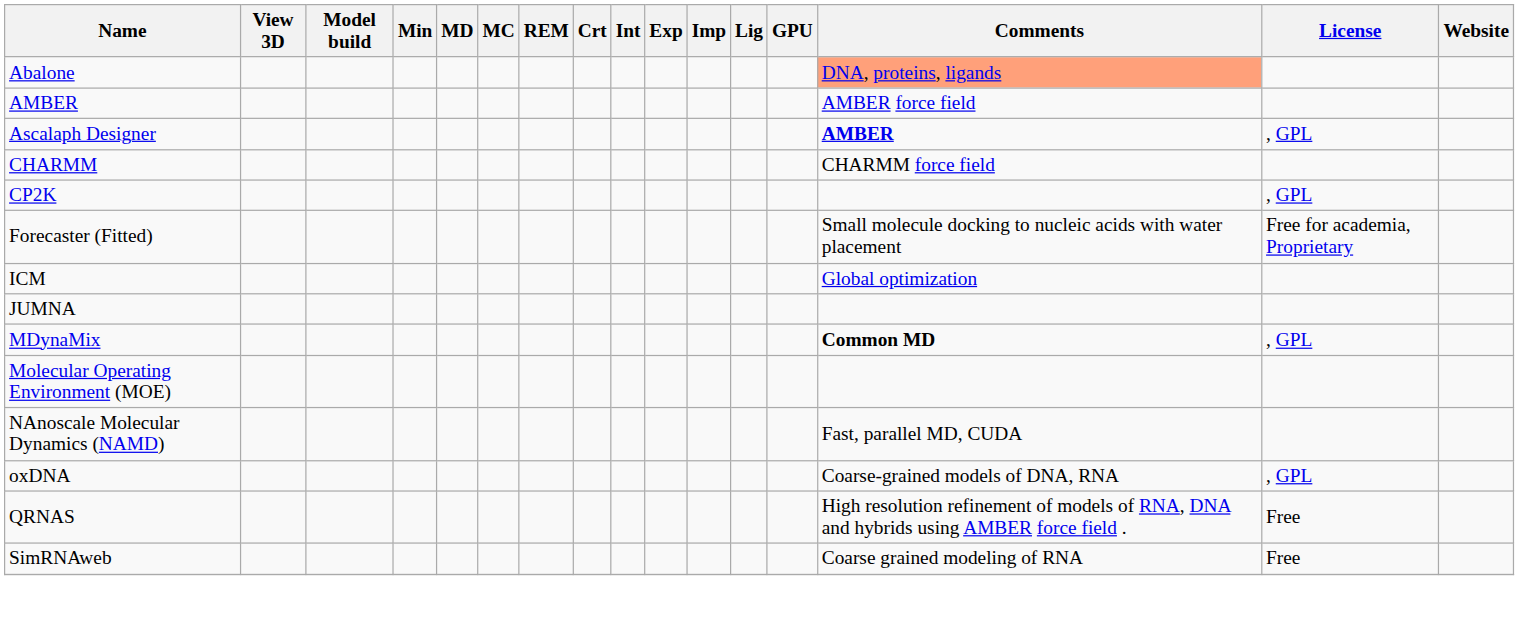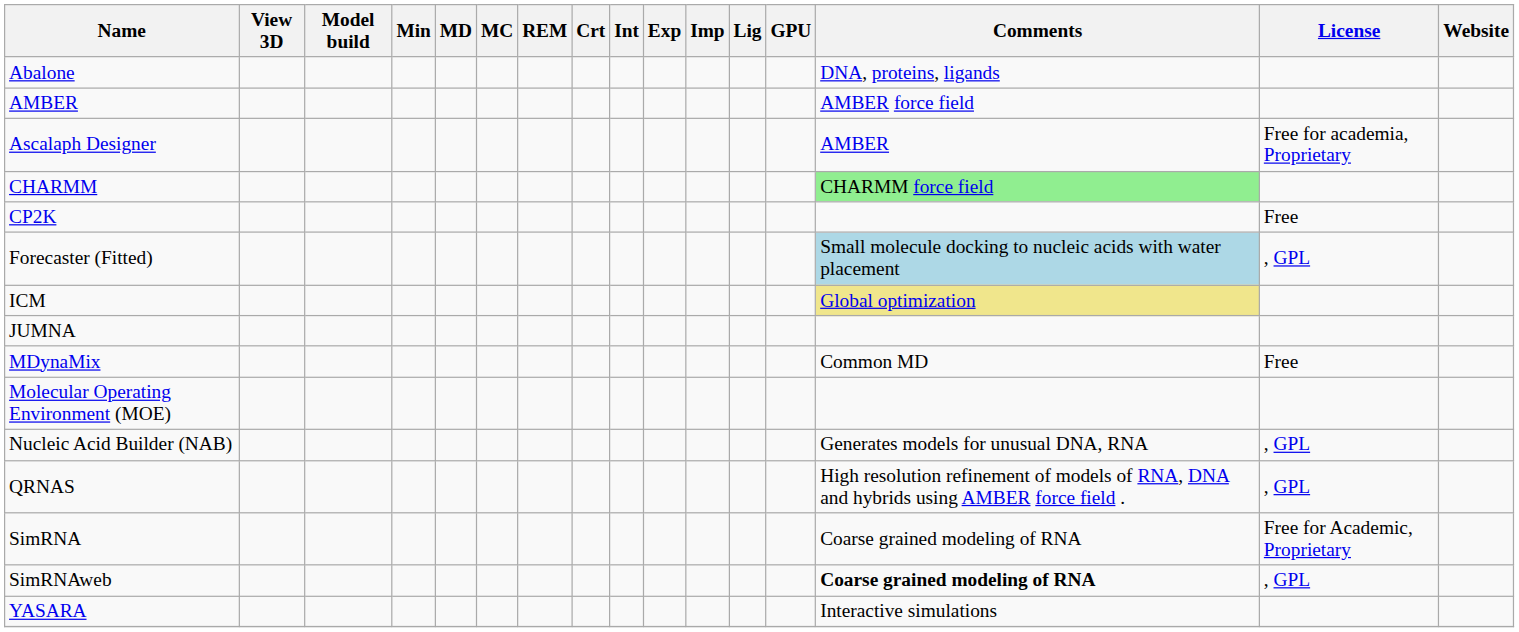(912, 72) lightsalmon background -> (910, 72) no background
(858, 133) bold -> (855, 144) normal
(1289, 133) , GPL -> (1336, 144) Free for academia, Proprietary
(908, 164) no background -> (907, 186) lightgreen background
(1289, 195) , GPL -> (1281, 216) Free
(1022, 236) no background -> (1020, 258) lightblue background
(1338, 236) Free for academia, Proprietary -> (1287, 258) , GPL
(899, 278) no background -> (898, 300) khaki background
(878, 339) bold -> (874, 361) normal
(1289, 339) , GPL -> (1281, 361) Free
+ row: (121, 444)
- row: (94, 433)
- row: (40, 475)
(1283, 517) Free -> (1287, 486) , GPL
+ row: (45, 538)
(952, 558) normal -> (958, 580) bold
(1283, 558) Free -> (1287, 580) , GPL
+ row: (48, 611)
